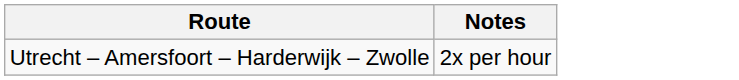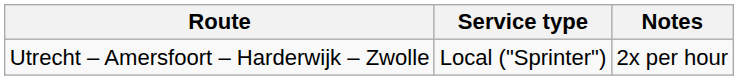+ column: (523, 22)
